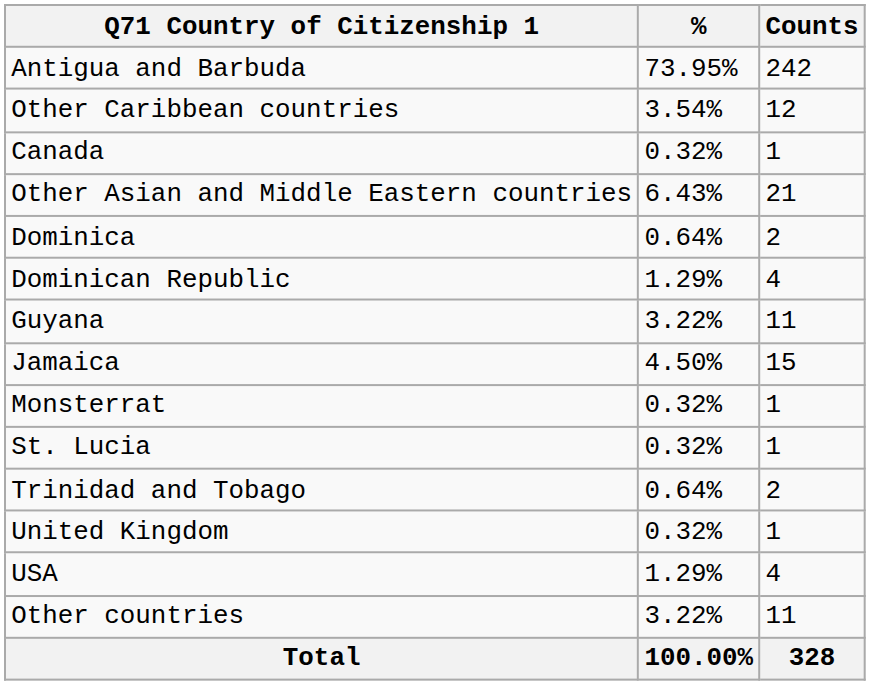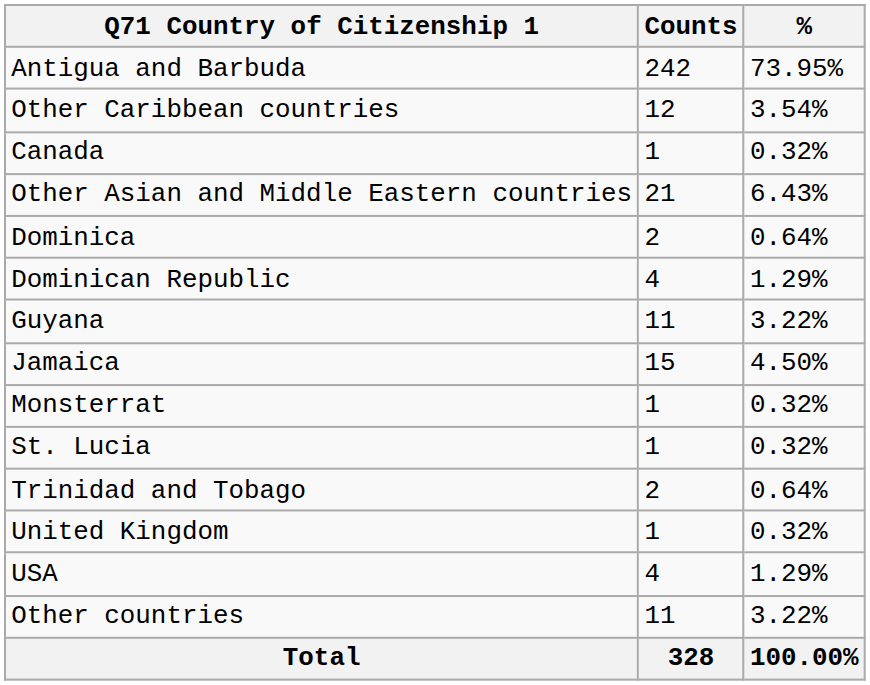columns swapped: (812, 26) <-> (699, 26)
